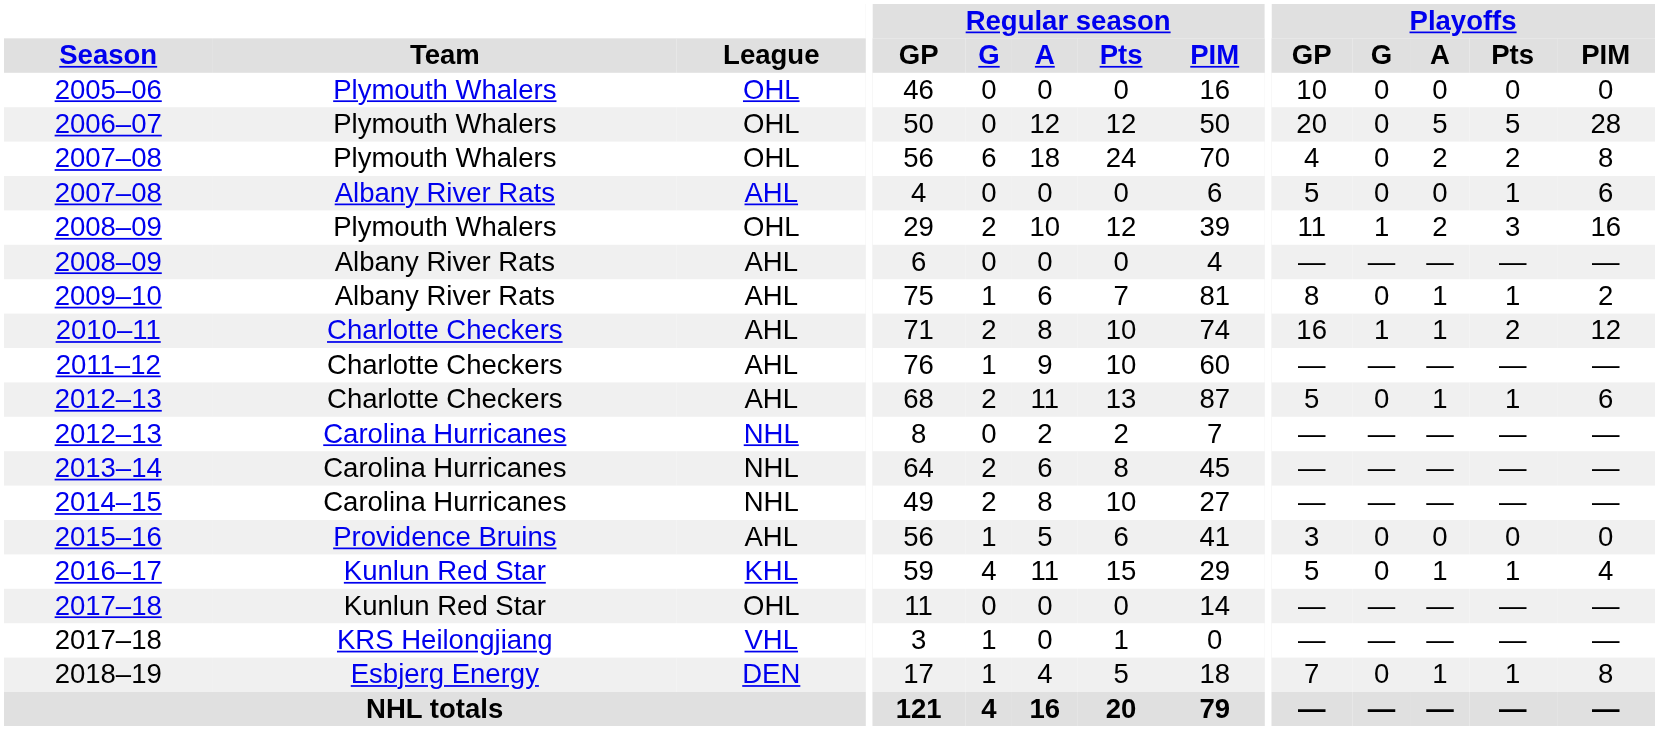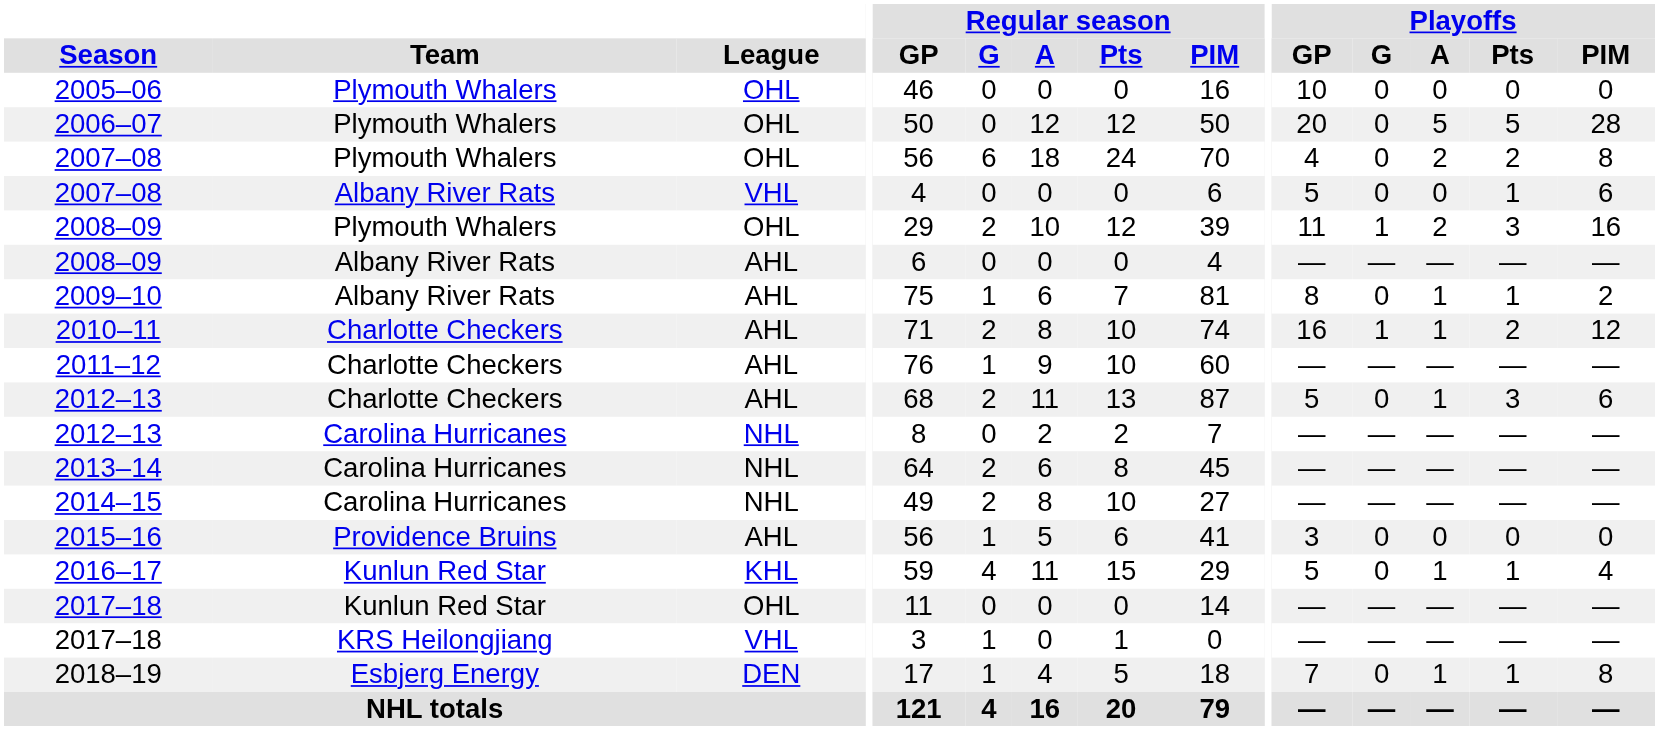(771, 192) AHL -> (771, 192) VHL
(1513, 399) 1 -> (1513, 399) 3
